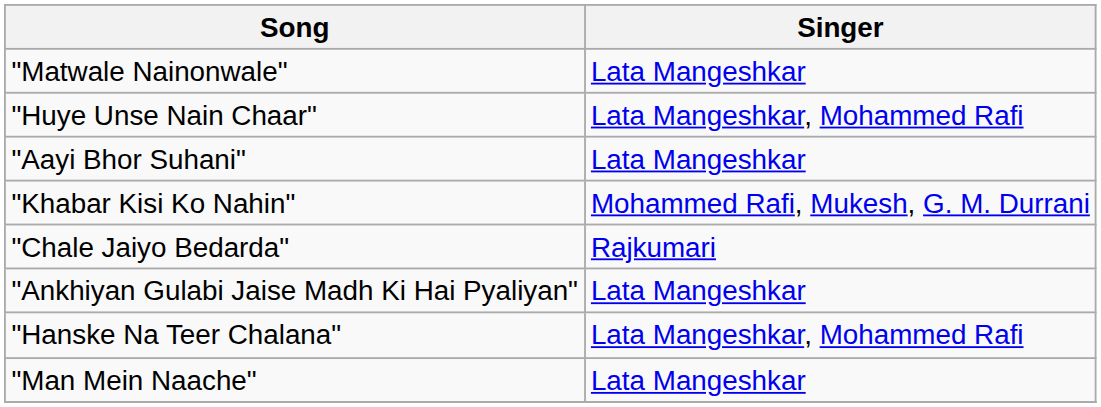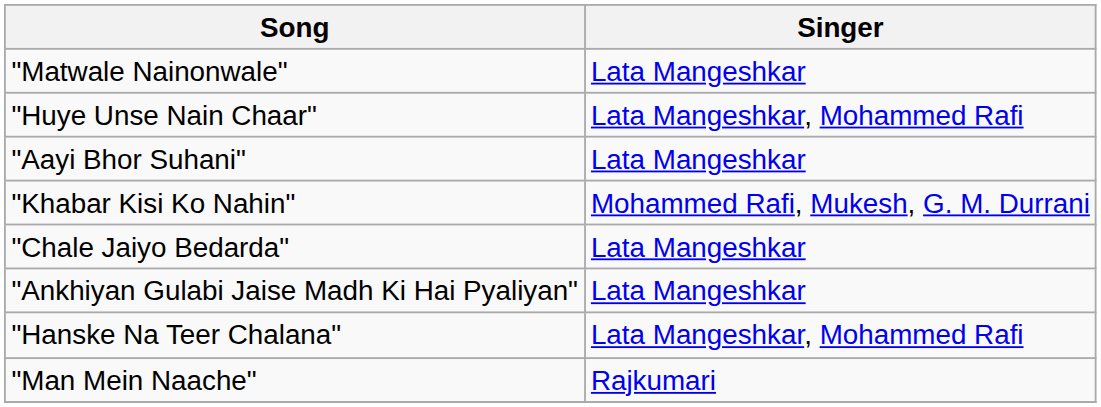(653, 247) Rajkumari -> (698, 247) Lata Mangeshkar
(698, 379) Lata Mangeshkar -> (653, 379) Rajkumari
